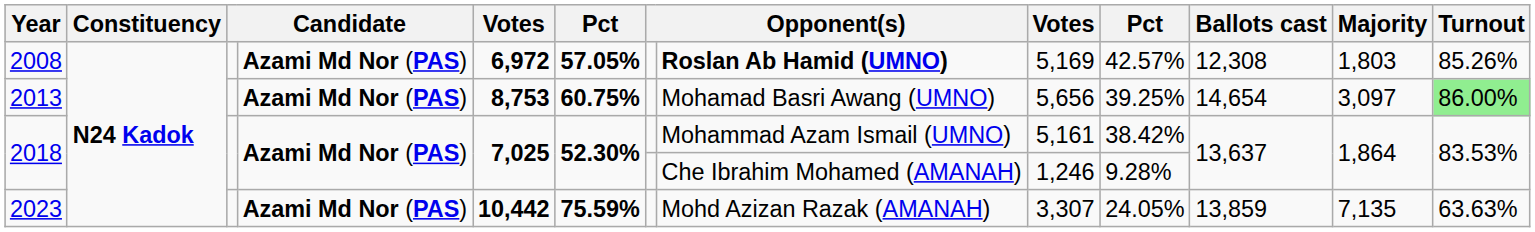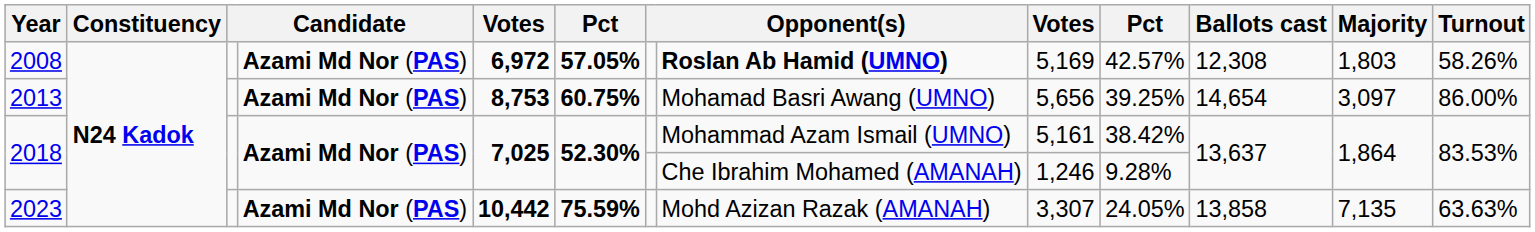(1478, 60) 85.26% -> (1478, 60) 58.26%
(1478, 97) lightgreen background -> (1478, 97) no background
(1231, 209) 13,859 -> (1231, 209) 13,858
